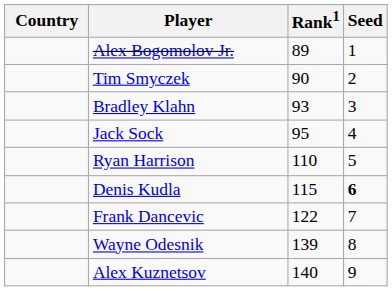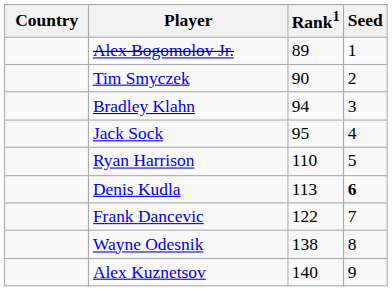(300, 106) 93 -> (300, 106) 94
(304, 188) 115 -> (304, 188) 113
(305, 244) 139 -> (305, 244) 138
